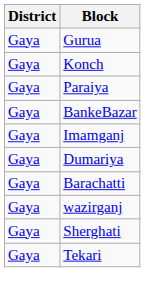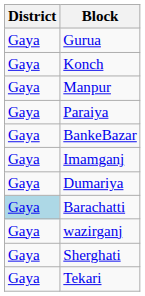+ row: (87, 88)
(24, 183) no background -> (24, 207) lightblue background
